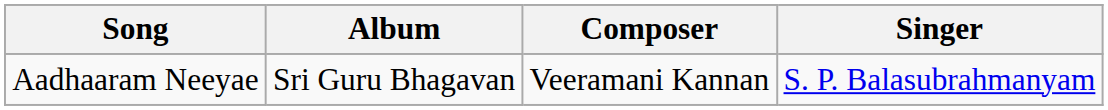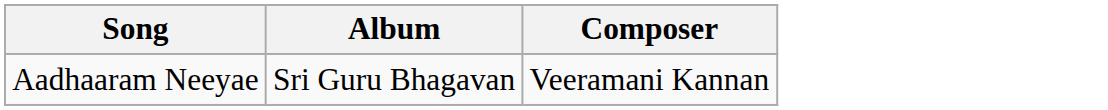- column: (939, 29)
